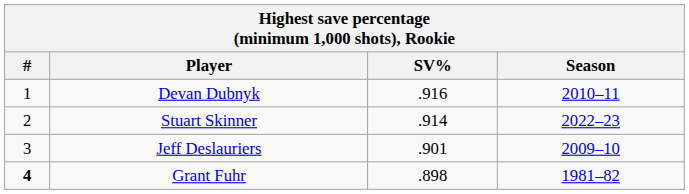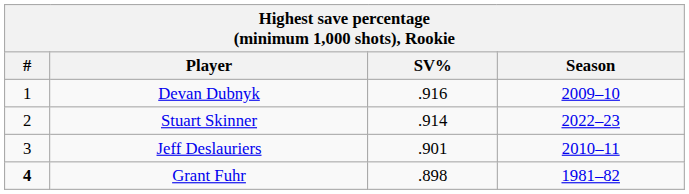(591, 93) 2010–11 -> (591, 93) 2009–10
(591, 148) 2009–10 -> (591, 148) 2010–11
